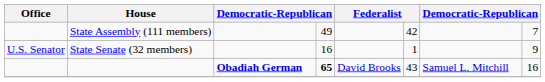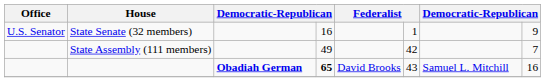rows swapped: (131, 49) <-> (141, 31)
